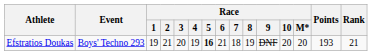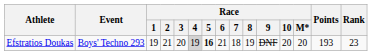(195, 43) no background -> (195, 43) lightgrey background
(354, 43) 21 -> (354, 43) 23
